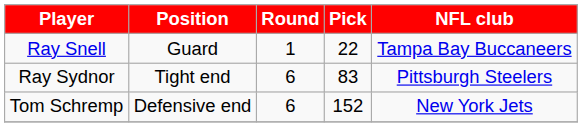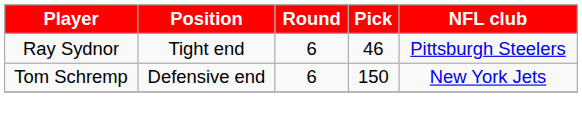- row: (67, 48)
(348, 77) 83 -> (373, 48) 46
(348, 106) 152 -> (373, 77) 150
